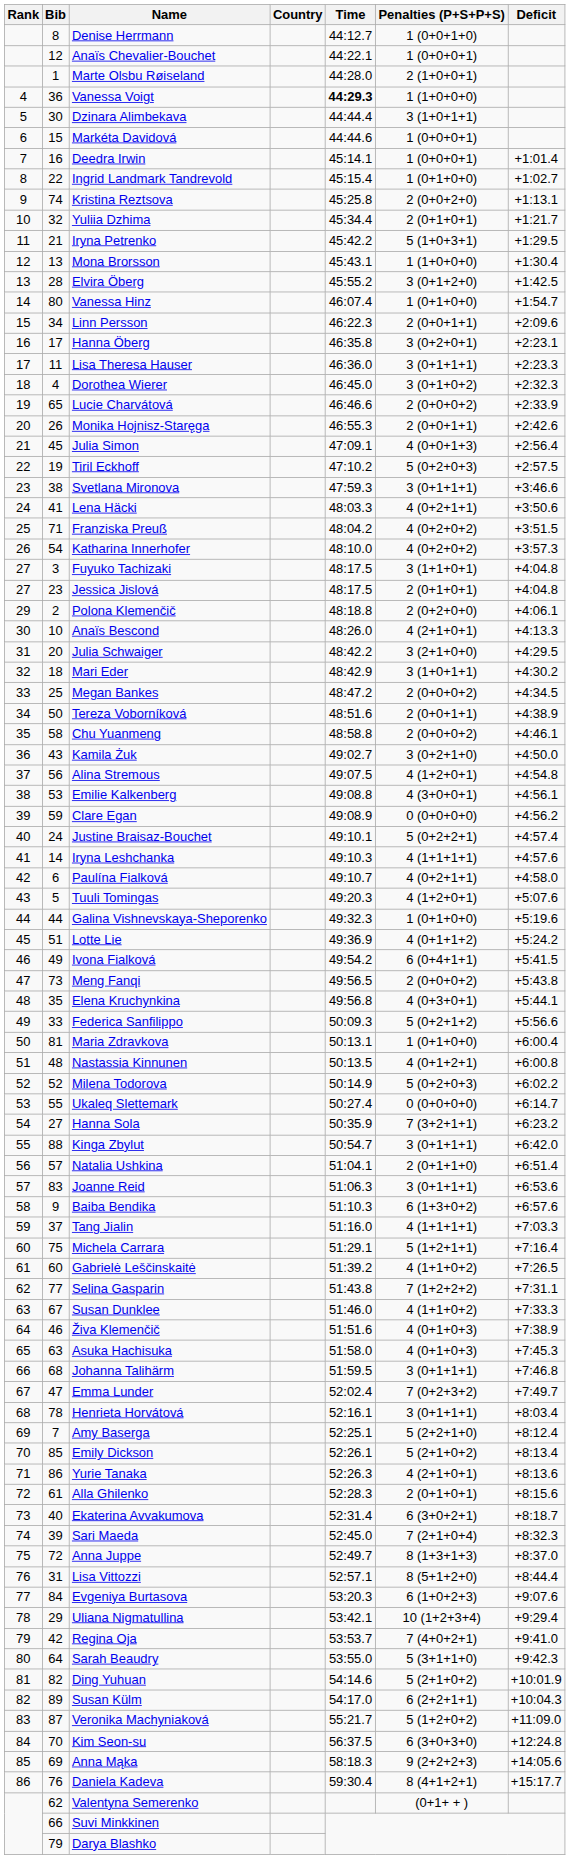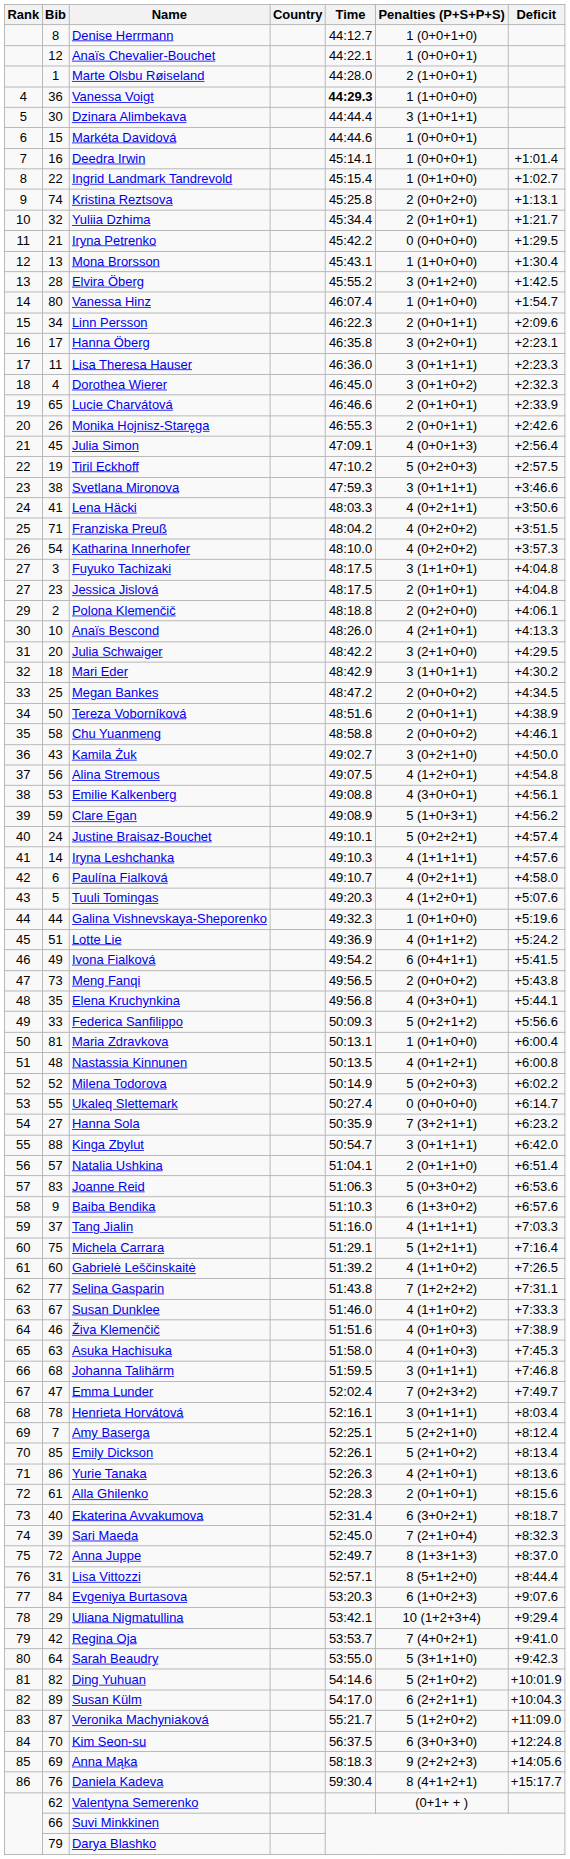(442, 240) 5 (1+0+3+1) -> (442, 240) 0 (0+0+0+0)
(442, 405) 2 (0+0+0+2) -> (442, 405) 2 (0+1+0+1)
(442, 816) 0 (0+0+0+0) -> (442, 816) 5 (1+0+3+1)
(442, 1186) 3 (0+1+1+1) -> (442, 1186) 5 (0+3+0+2)
